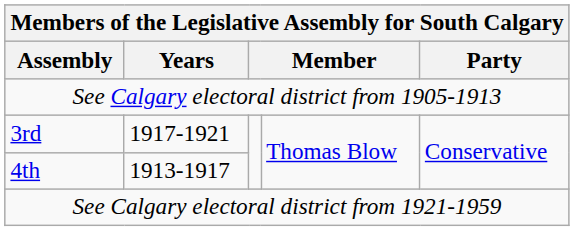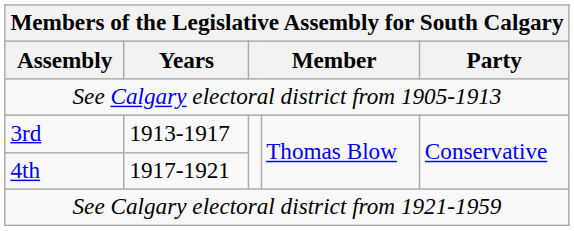(180, 133) 1917-1921 -> (180, 133) 1913-1917
(180, 170) 1913-1917 -> (180, 170) 1917-1921
